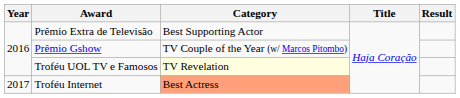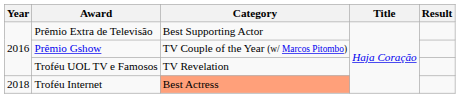(196, 66) lightyellow background -> (196, 66) no background
(18, 84) 2017 -> (18, 84) 2018
